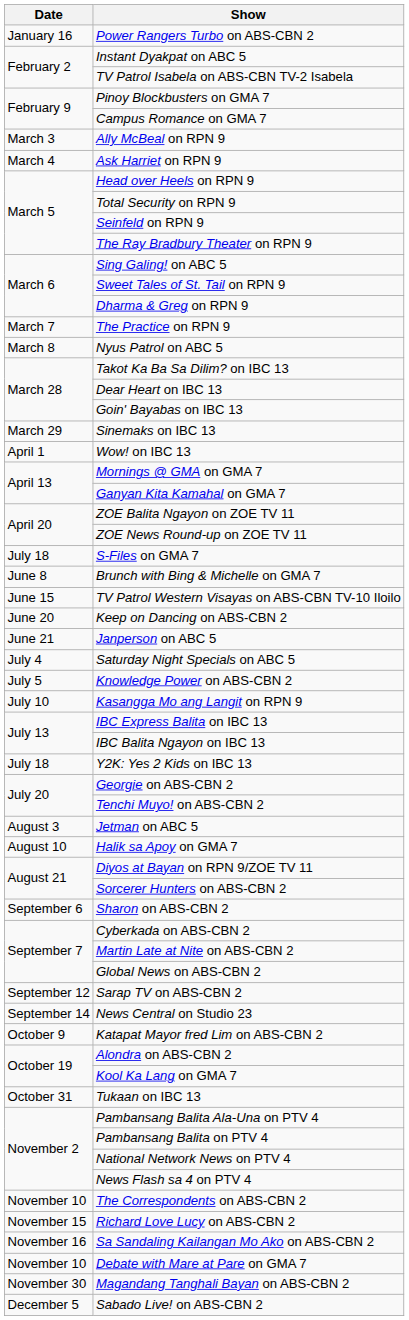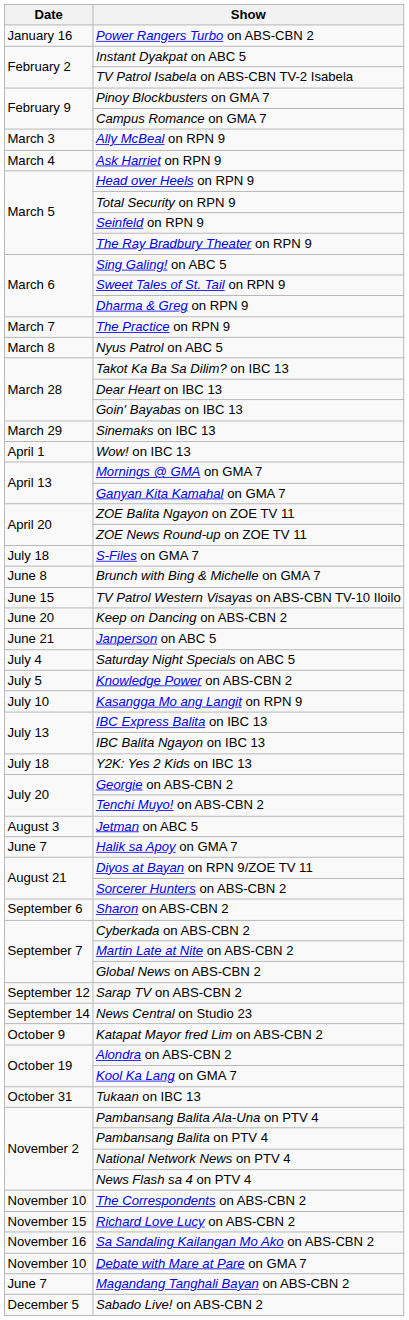(37, 847) August 10 -> (27, 847) June 7
(47, 1284) November 30 -> (27, 1284) June 7
